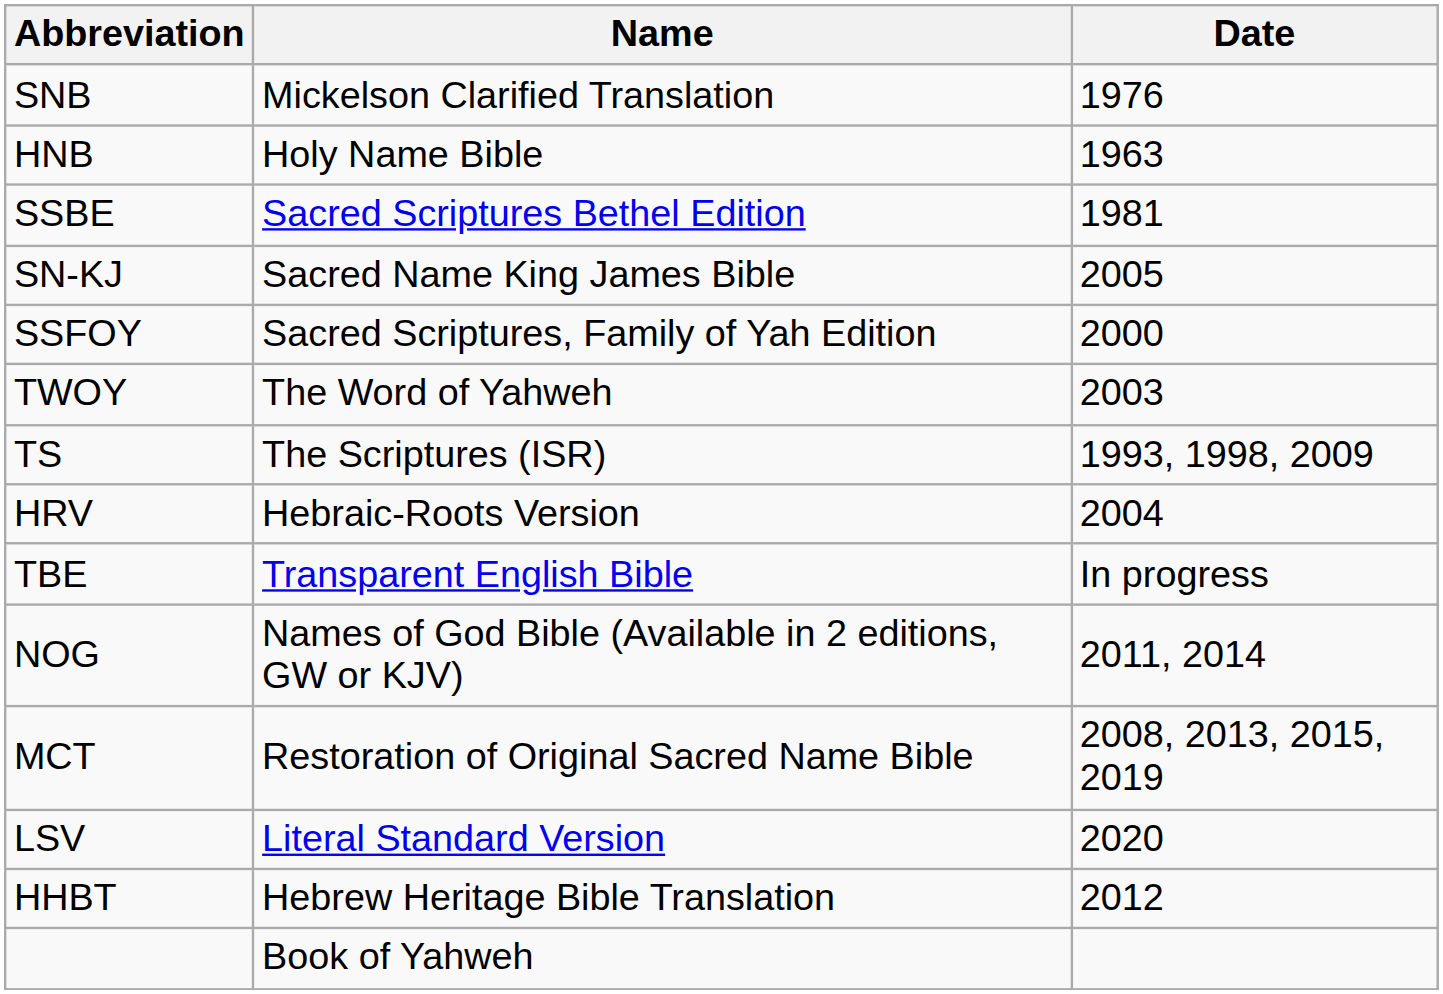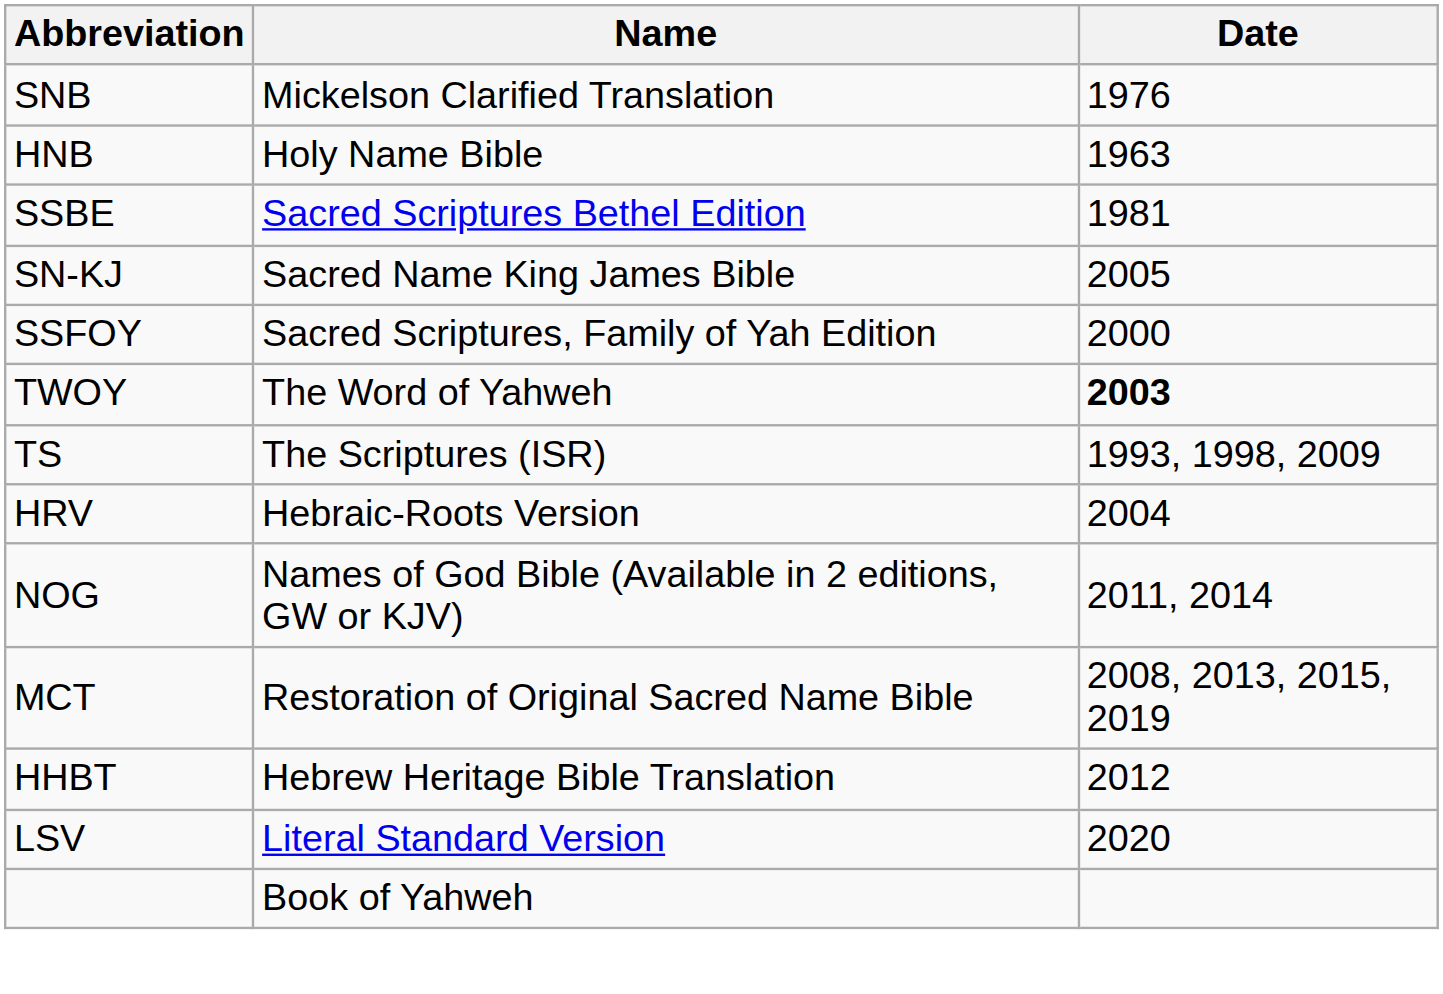(1122, 393) normal -> (1129, 393) bold
- row: (51, 573)
rows swapped: (50, 838) <-> (65, 897)
